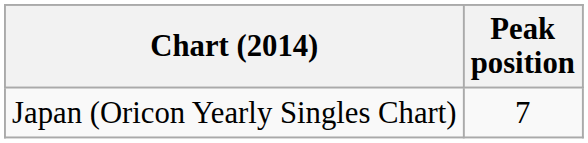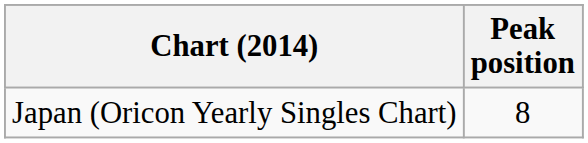(523, 112) 7 -> (523, 112) 8
